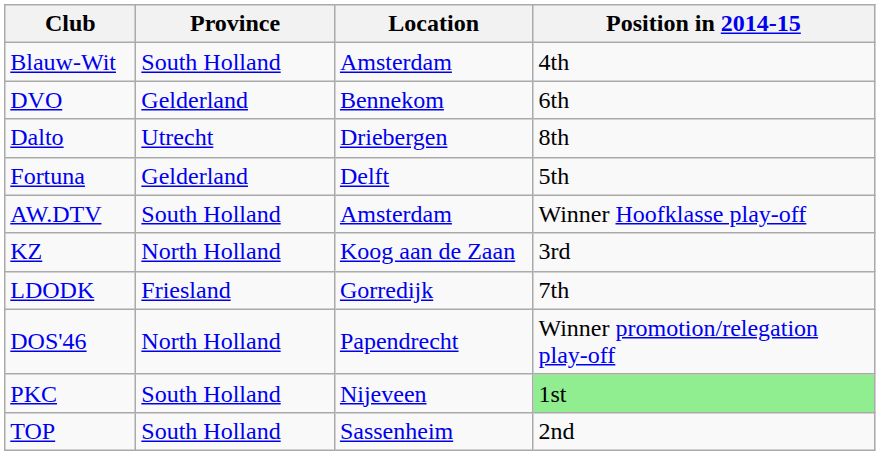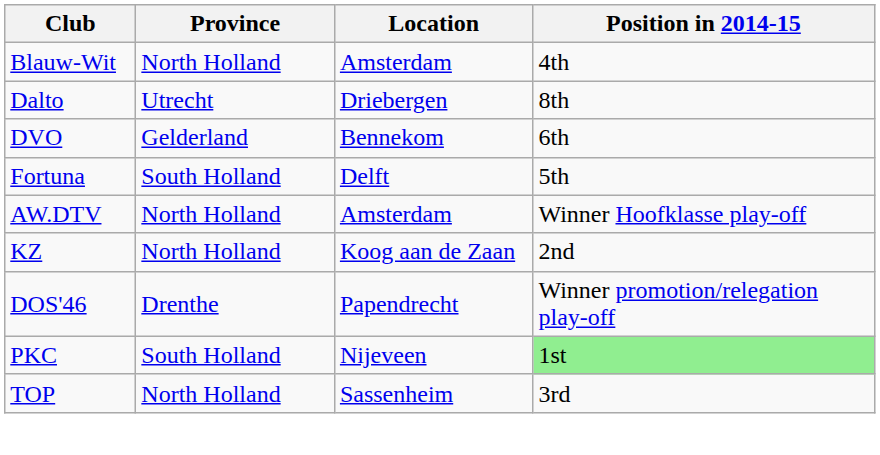(211, 61) South Holland -> (211, 61) North Holland
rows swapped: (37, 137) <-> (36, 99)
(195, 175) Gelderland -> (211, 175) South Holland
(211, 213) South Holland -> (211, 213) North Holland
(554, 251) 3rd -> (556, 251) 2nd
- row: (52, 289)
(211, 341) North Holland -> (180, 303) Drenthe
(211, 431) South Holland -> (211, 393) North Holland
(556, 431) 2nd -> (554, 393) 3rd
